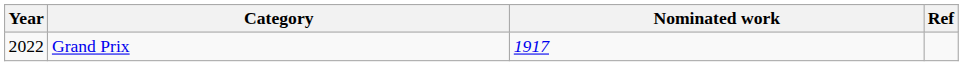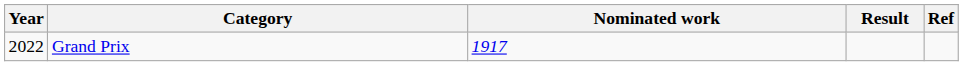+ column: (885, 18)
